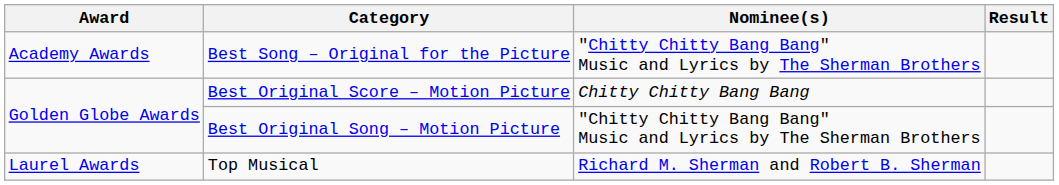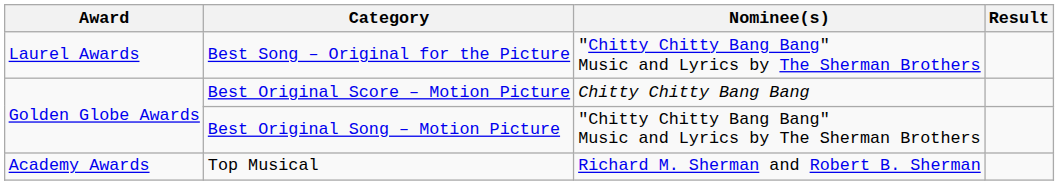(79, 55) Academy Awards -> (74, 55) Laurel Awards
(74, 166) Laurel Awards -> (79, 166) Academy Awards
